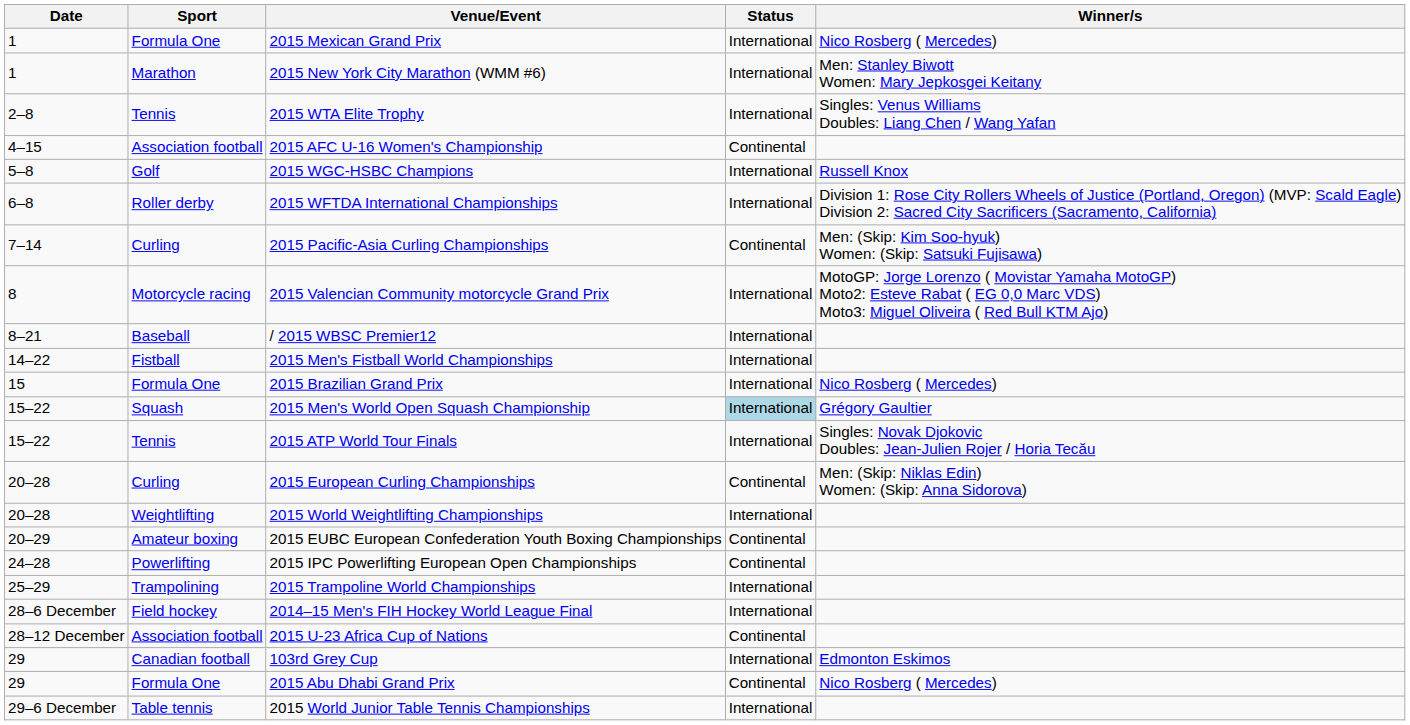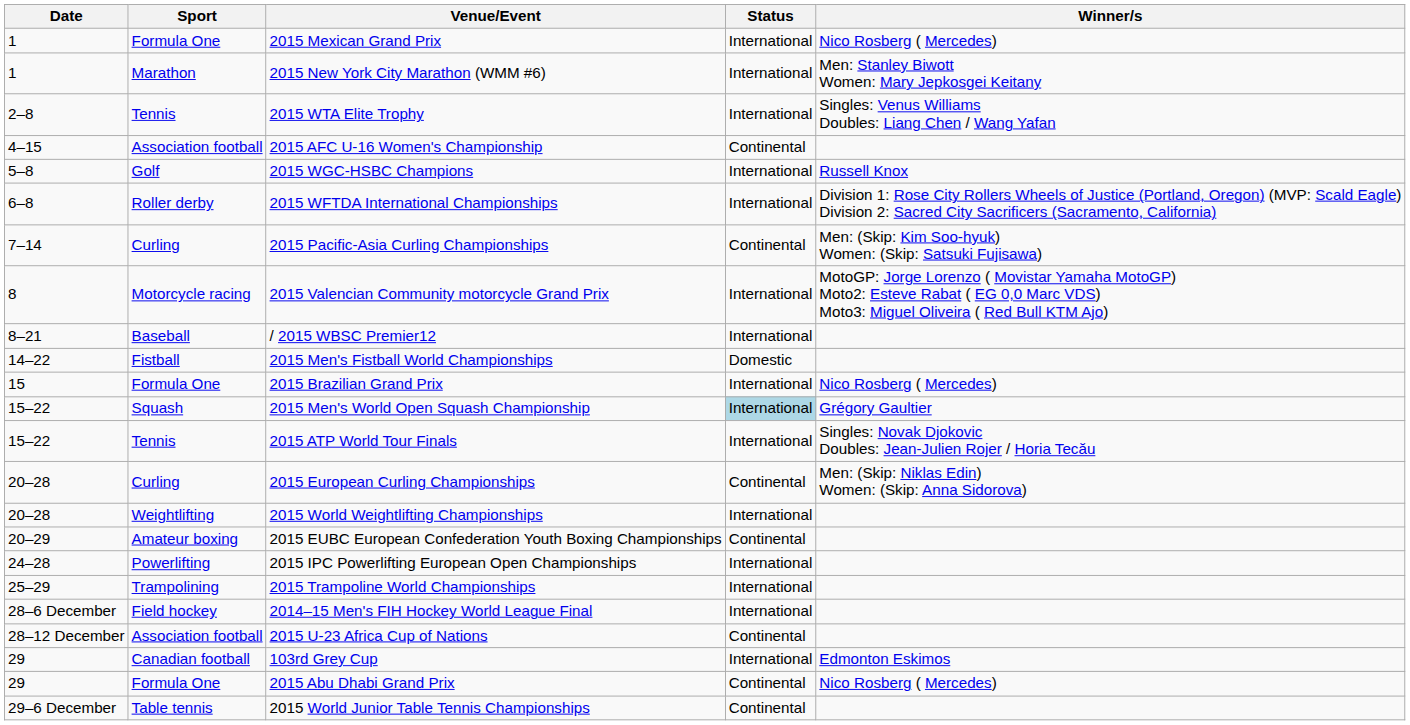(771, 360) International -> (760, 360) Domestic
(767, 563) Continental -> (771, 563) International
(771, 707) International -> (767, 707) Continental
